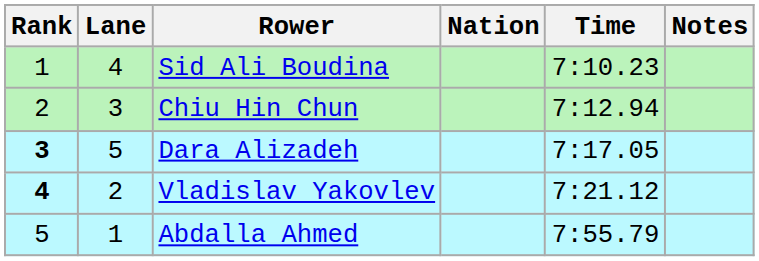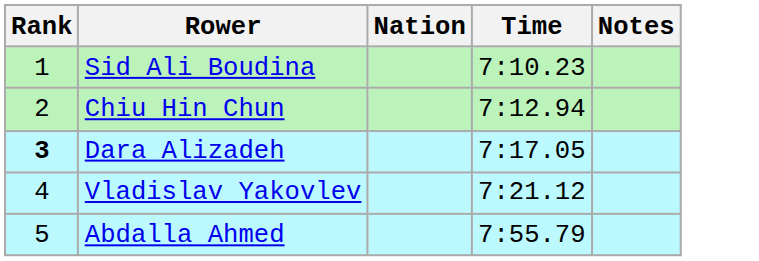- column: (116, 26)
(42, 193) bold -> (42, 193) normal
